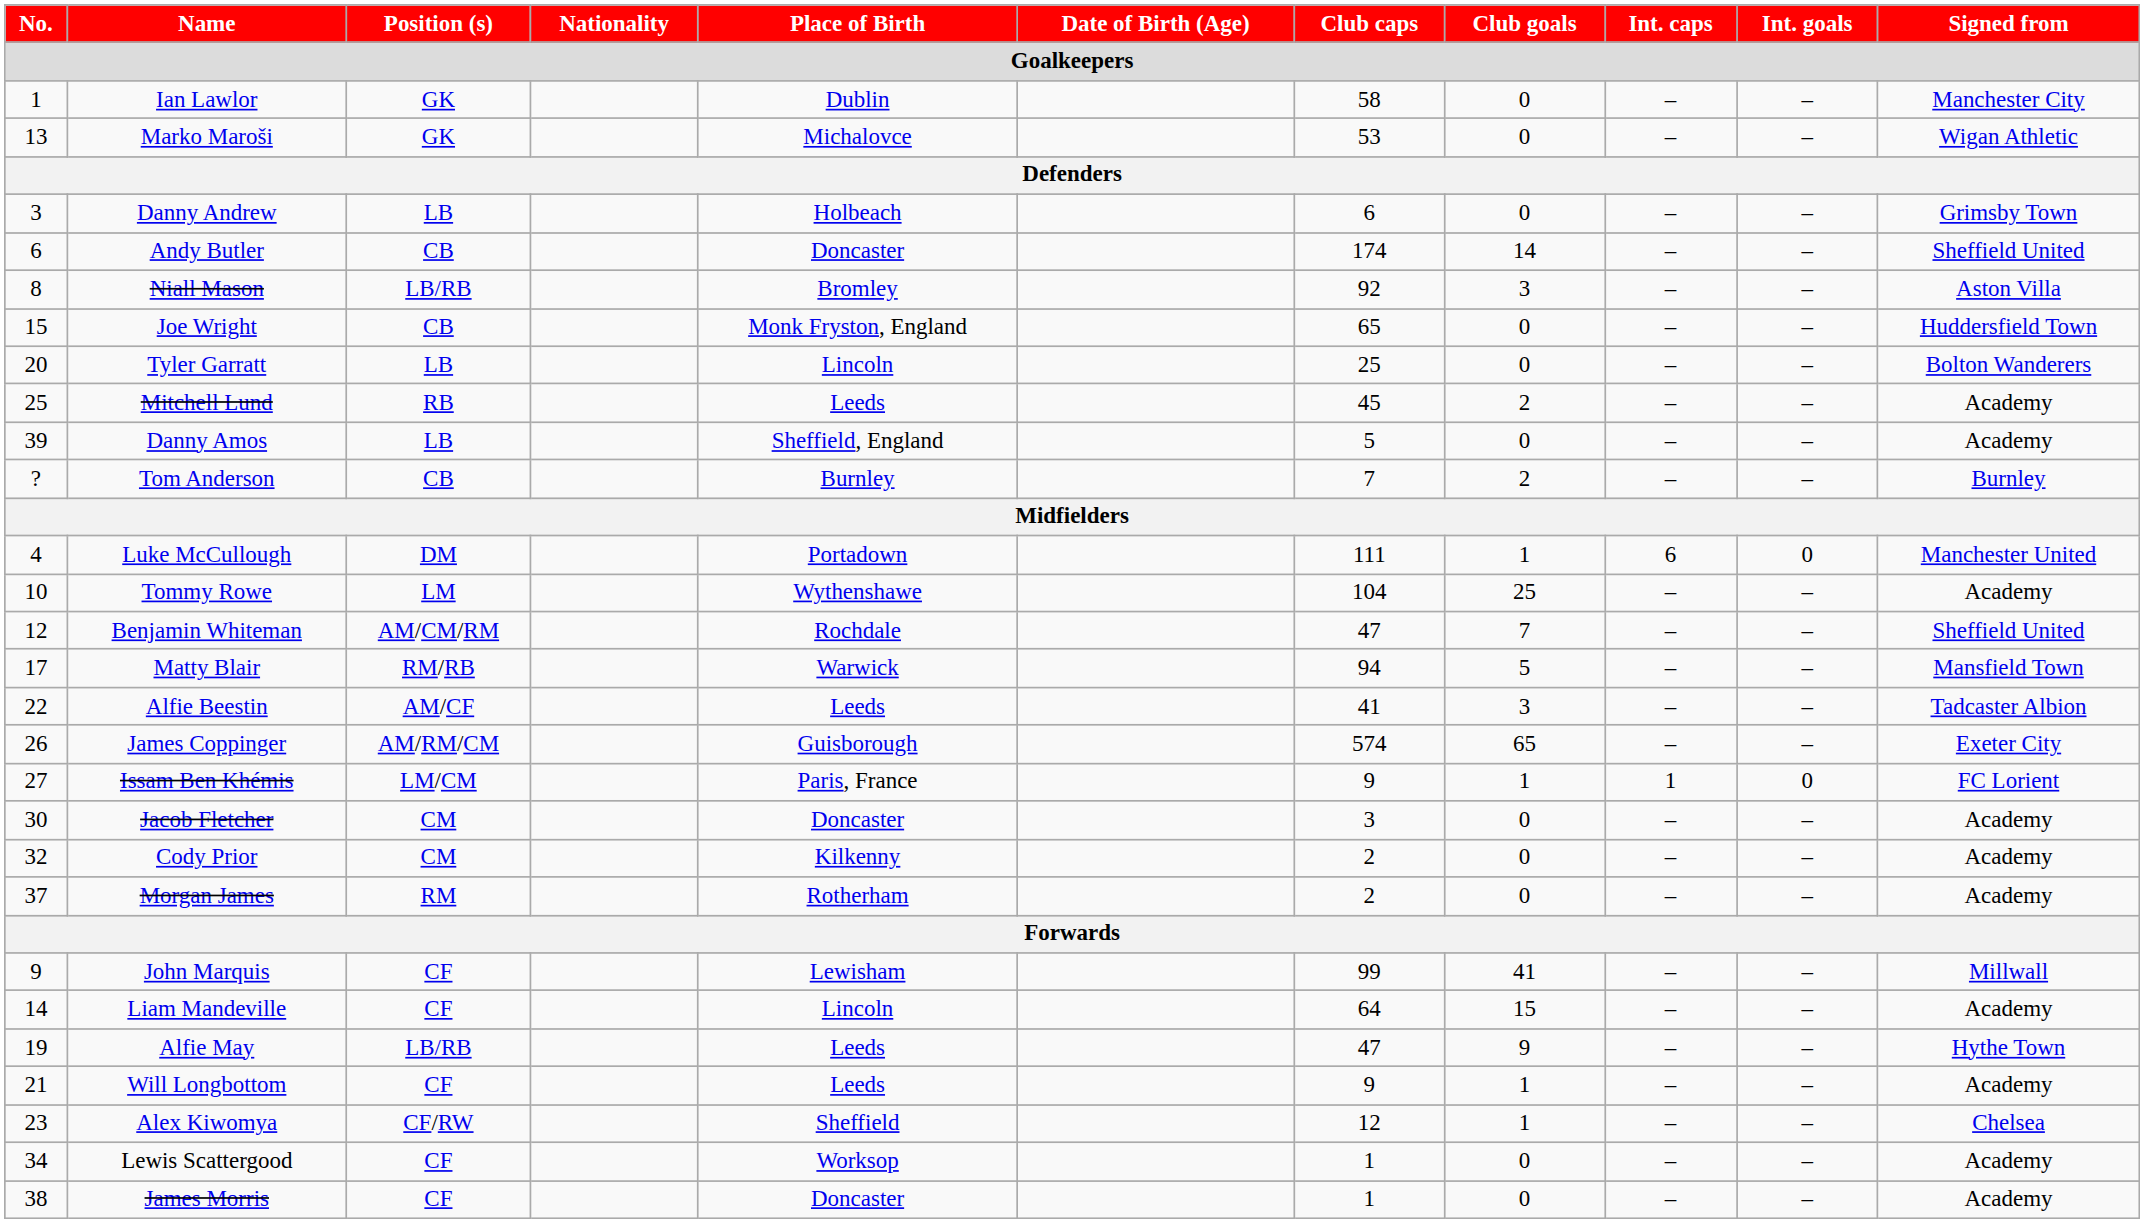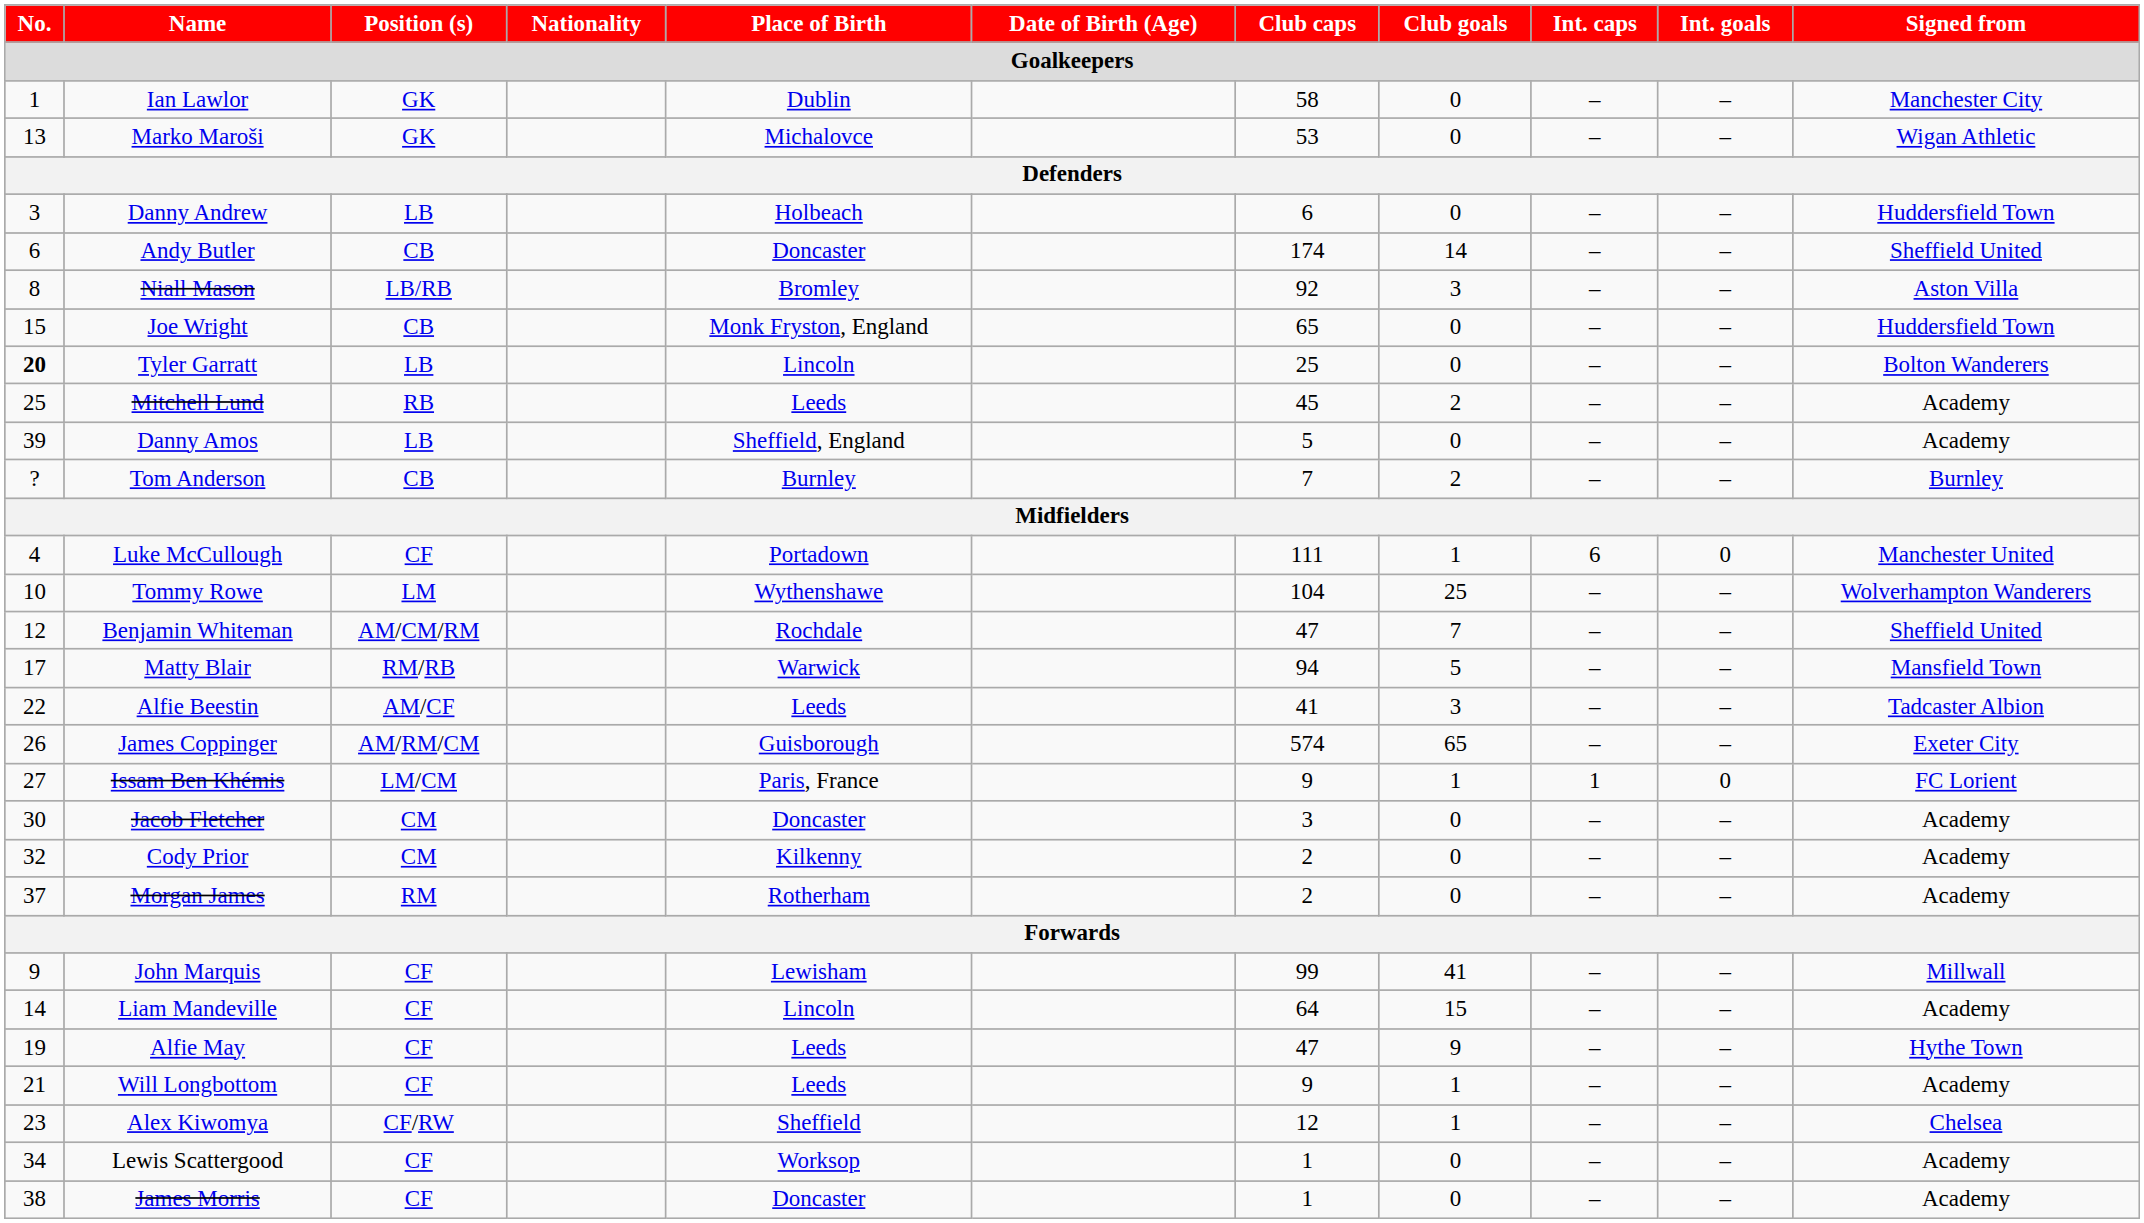(2008, 212) Grimsby Town -> (1966, 212) Huddersfield Town
(36, 364) normal -> (34, 364) bold
(438, 553) DM -> (419, 553) CF
(2008, 591) Academy -> (1966, 591) Wolverhampton Wanderers
(438, 1046) LB/RB -> (419, 1046) CF
